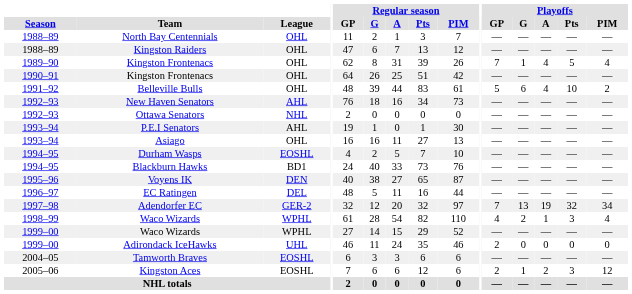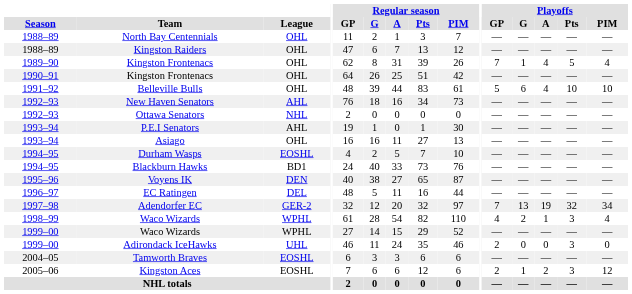(607, 88) 2 -> (607, 88) 10
(572, 244) 0 -> (572, 244) 3
